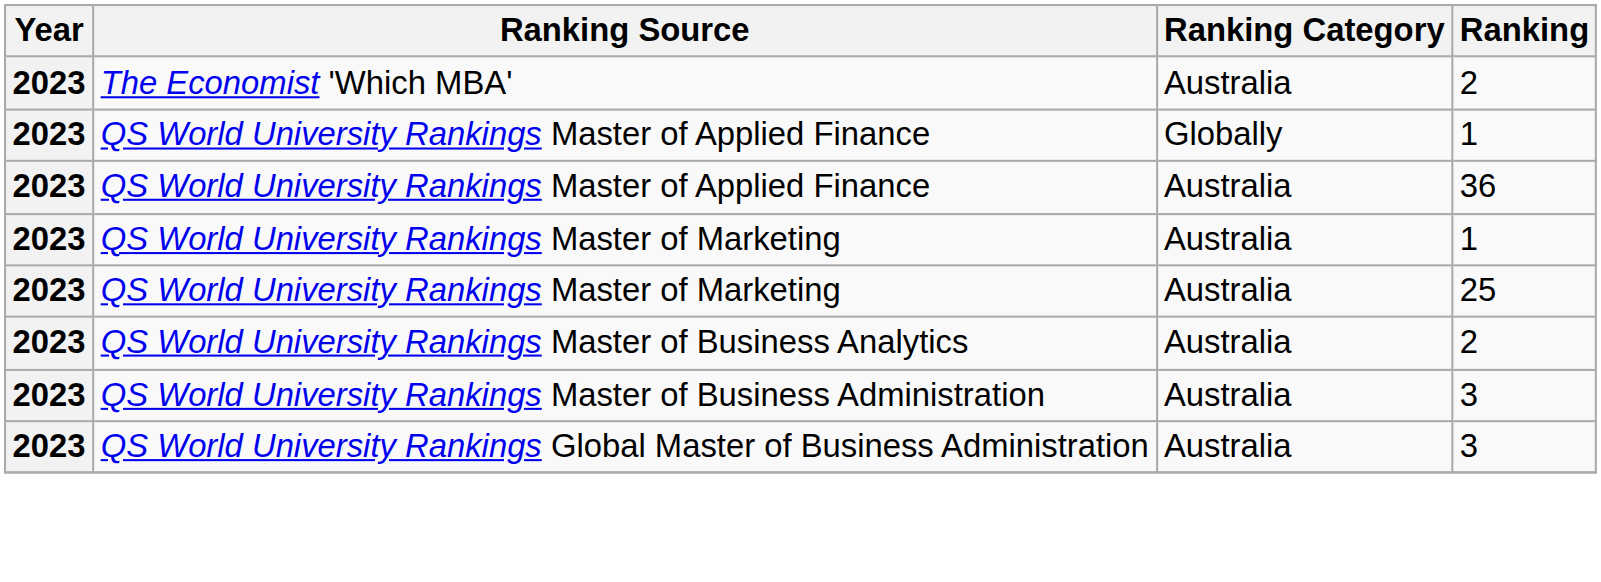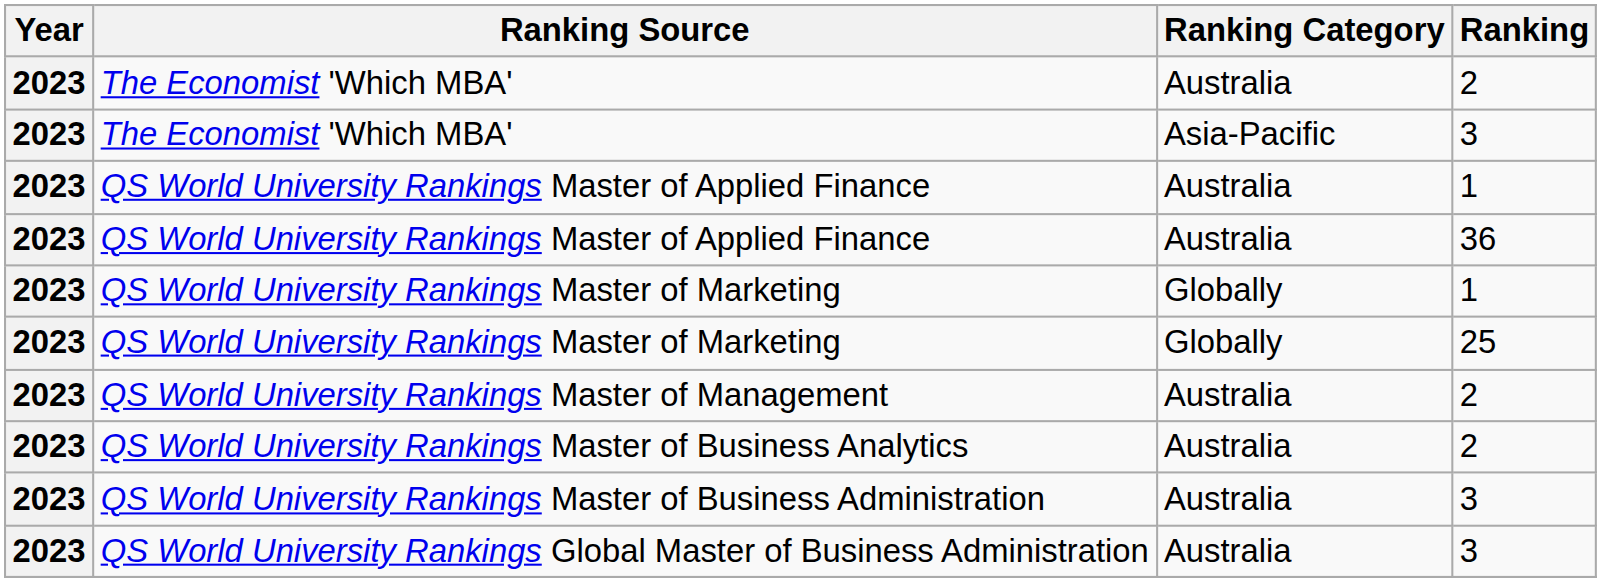+ row: (307, 134)
(1223, 134) Globally -> (1228, 186) Australia
(1228, 238) Australia -> (1223, 290) Globally
(1228, 290) Australia -> (1223, 342) Globally
+ row: (494, 394)
